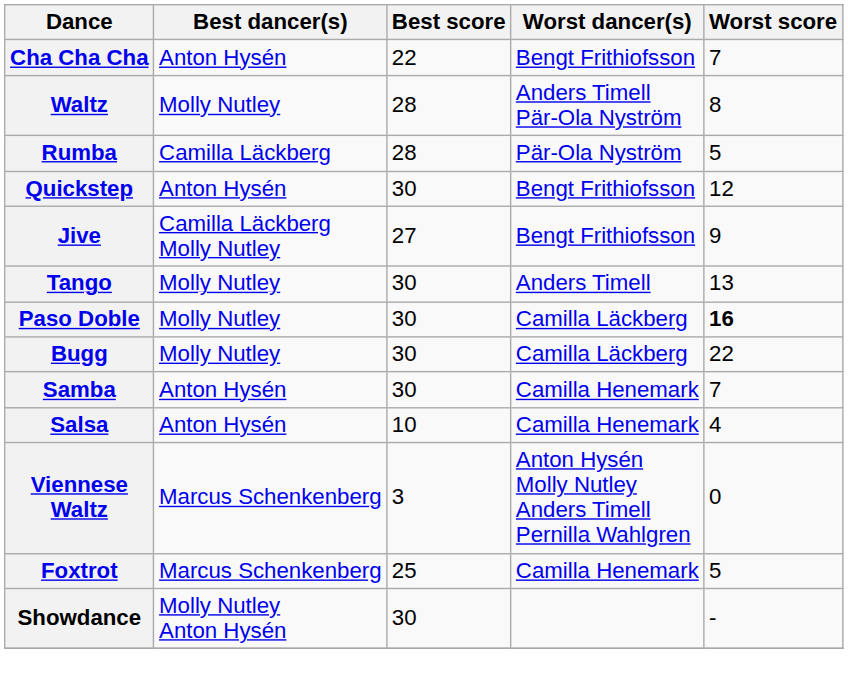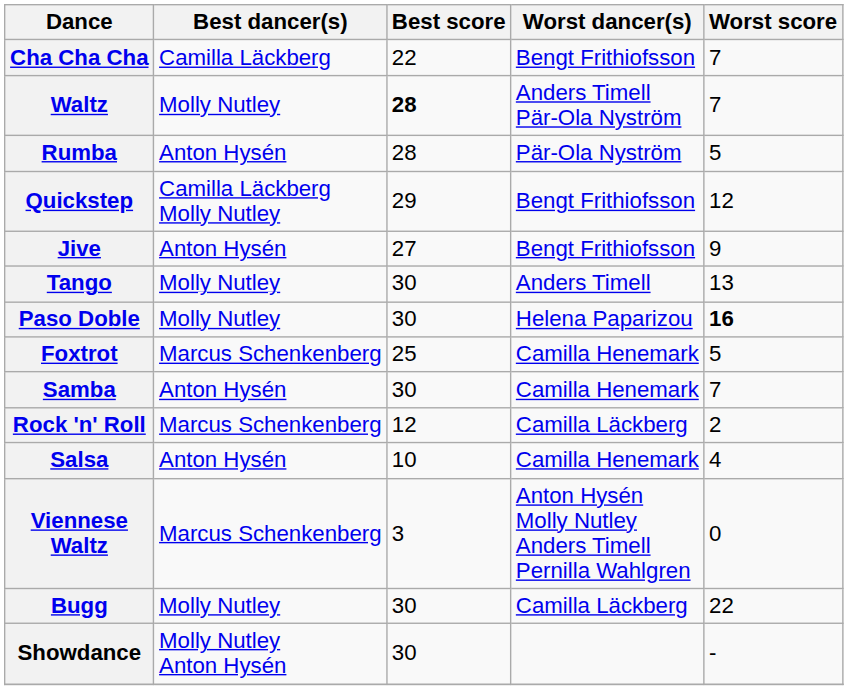(223, 57) Anton Hysén -> (245, 57) Camilla Läckberg
(404, 105) normal -> (404, 105) bold
(715, 105) 8 -> (715, 105) 7
(245, 152) Camilla Läckberg -> (223, 152) Anton Hysén
(223, 188) Anton Hysén -> (245, 200) Camilla Läckberg Molly Nutley
(404, 188) 30 -> (404, 200) 29
(245, 236) Camilla Läckberg Molly Nutley -> (223, 248) Anton Hysén
(602, 319) Camilla Läckberg -> (604, 319) Helena Paparizou
rows swapped: (79, 570) <-> (79, 354)
+ row: (79, 424)
